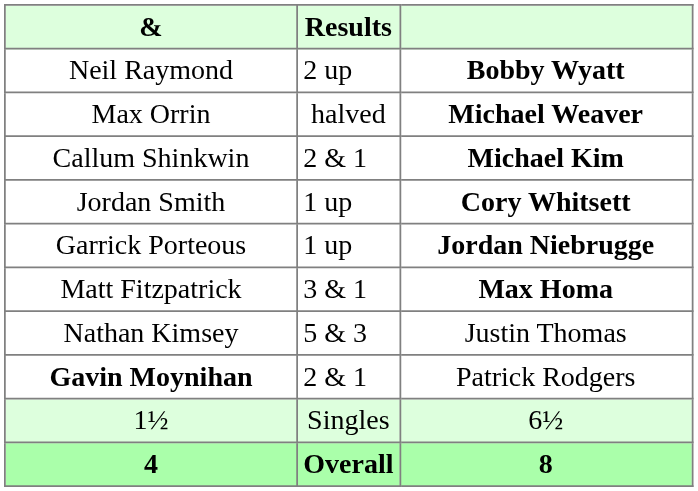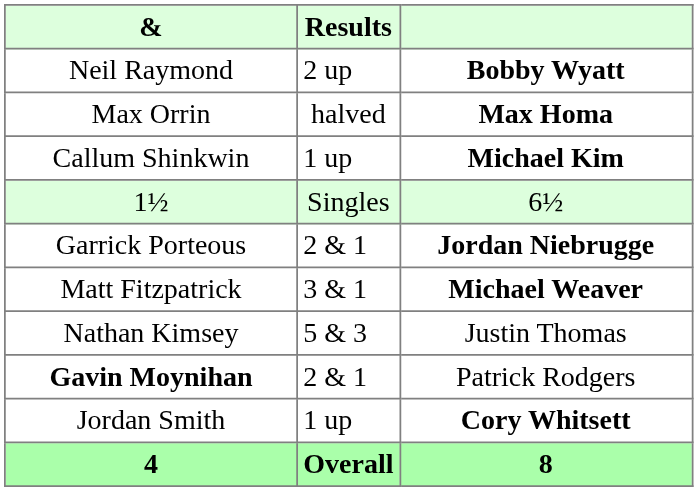(546, 113) Michael Weaver -> (546, 113) Max Homa
(335, 157) 2 & 1 -> (328, 157) 1 up
rows swapped: (151, 201) <-> (151, 420)
(328, 245) 1 up -> (335, 245) 2 & 1
(546, 288) Max Homa -> (546, 288) Michael Weaver
